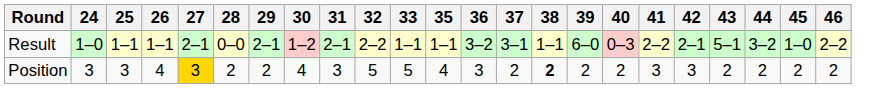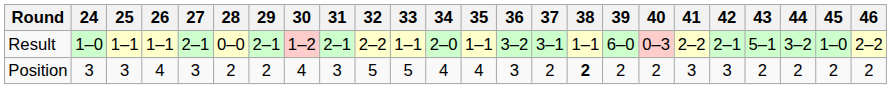+ column: (444, 17)
(195, 70) gold background -> (195, 70) no background
